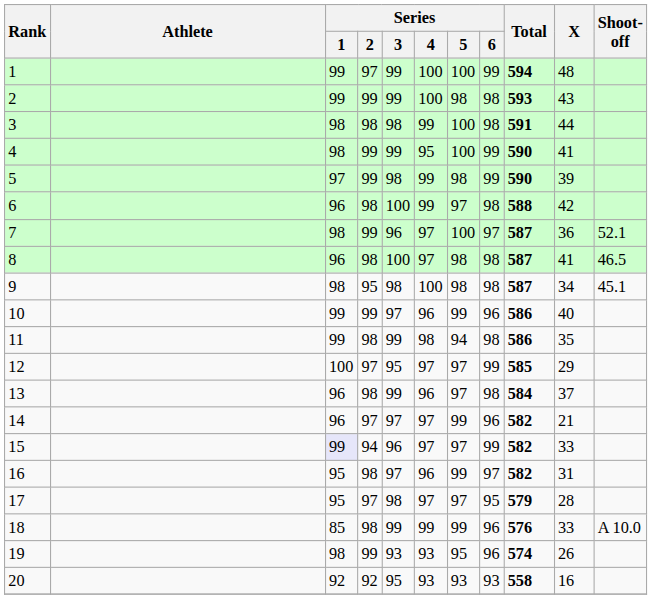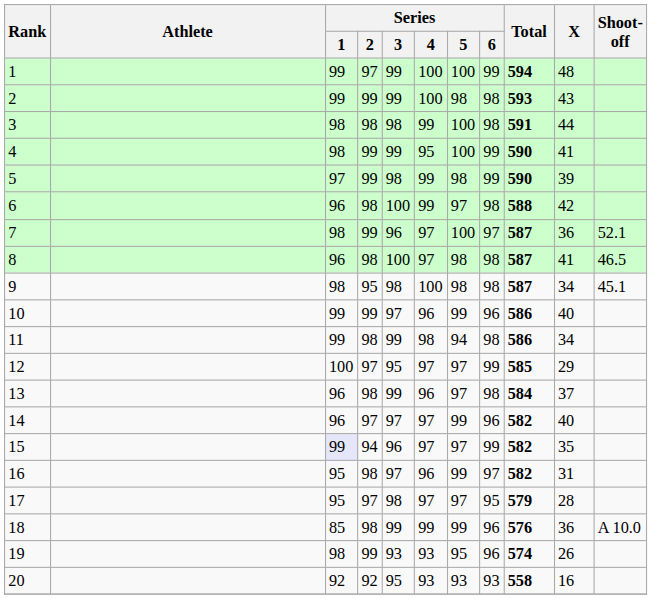(566, 339) 35 -> (566, 339) 34
(566, 420) 21 -> (566, 420) 40
(566, 447) 33 -> (566, 447) 35
(566, 527) 33 -> (566, 527) 36
